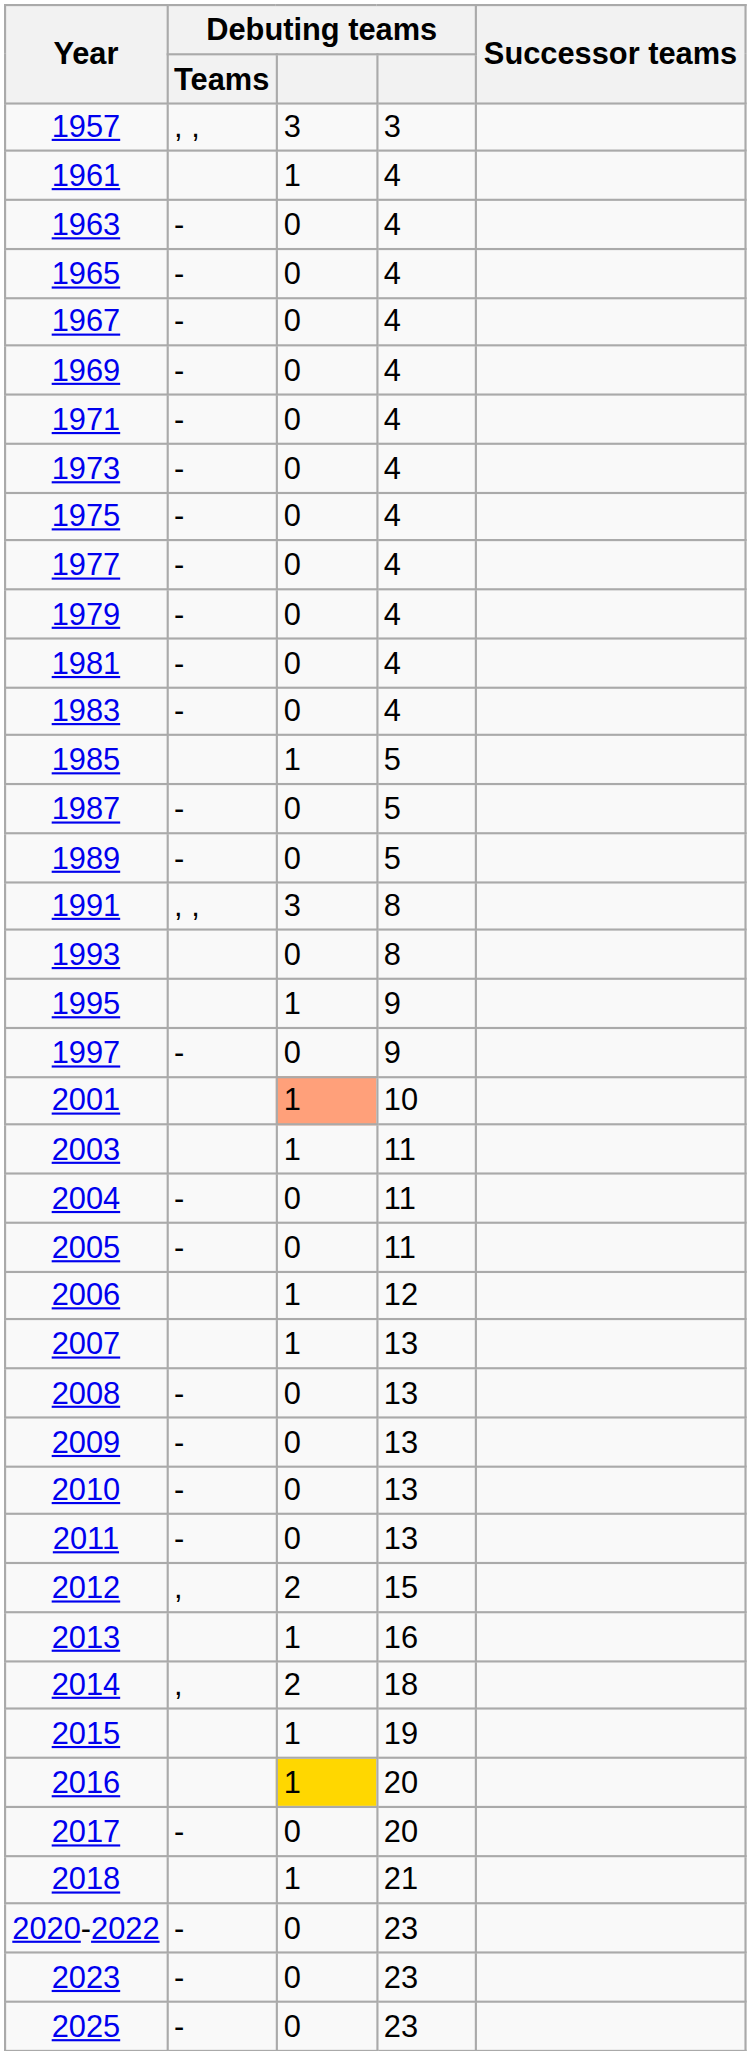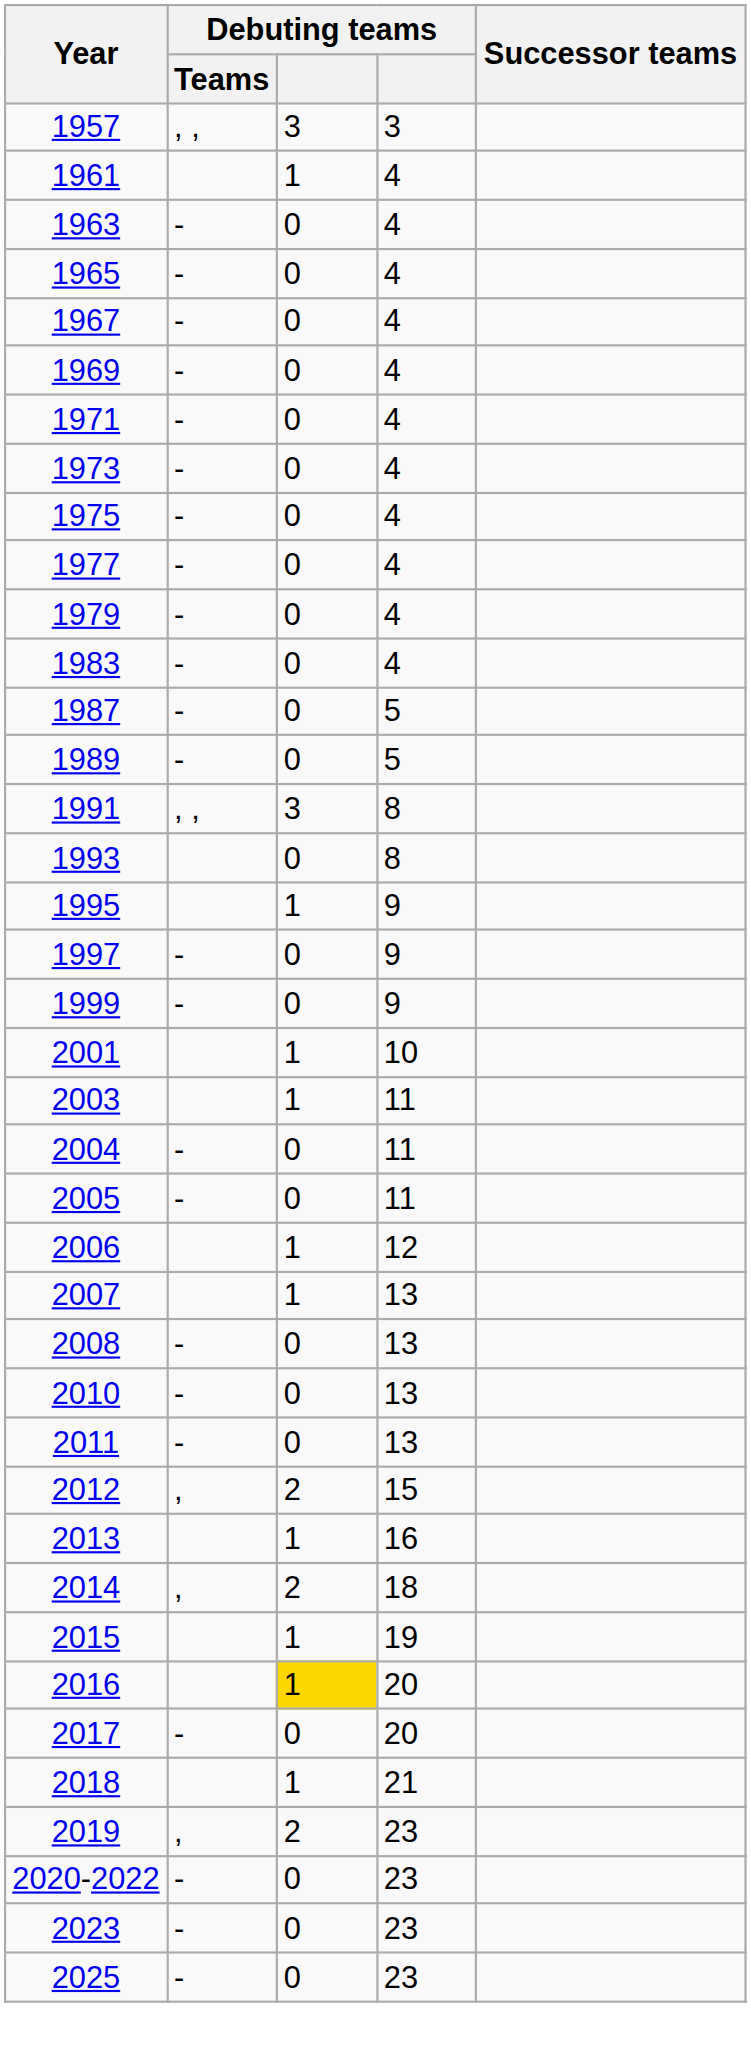- row: (86, 663)
- row: (86, 760)
+ row: (86, 1004)
(292, 1101) lightsalmon background -> (292, 1052) no background
- row: (86, 1442)
+ row: (86, 1831)
